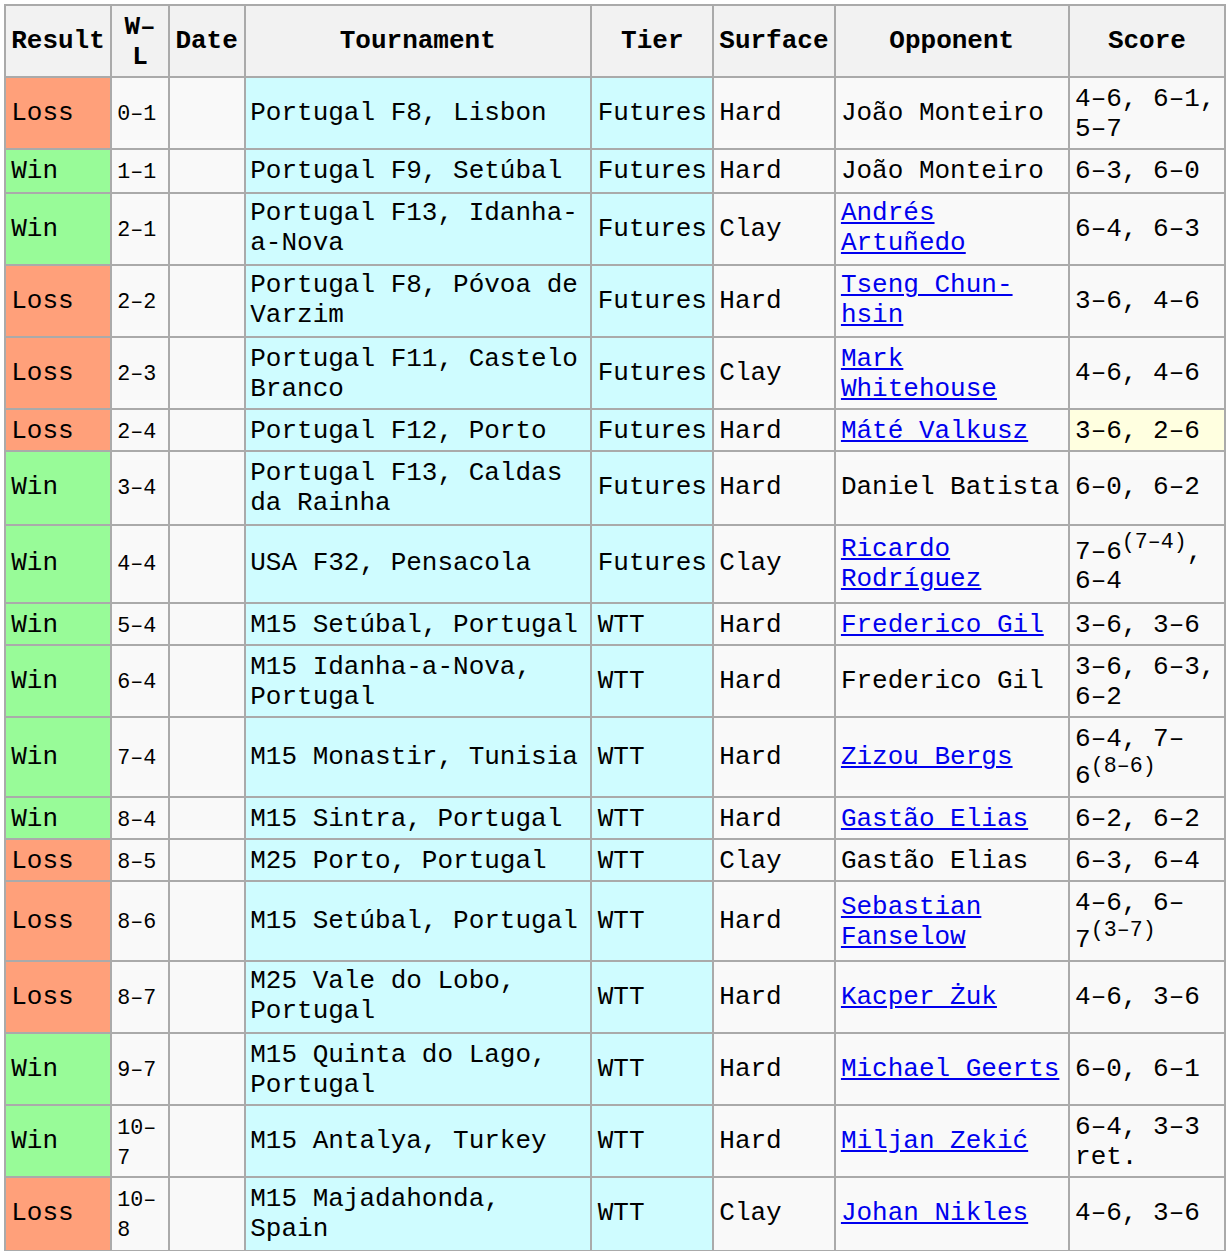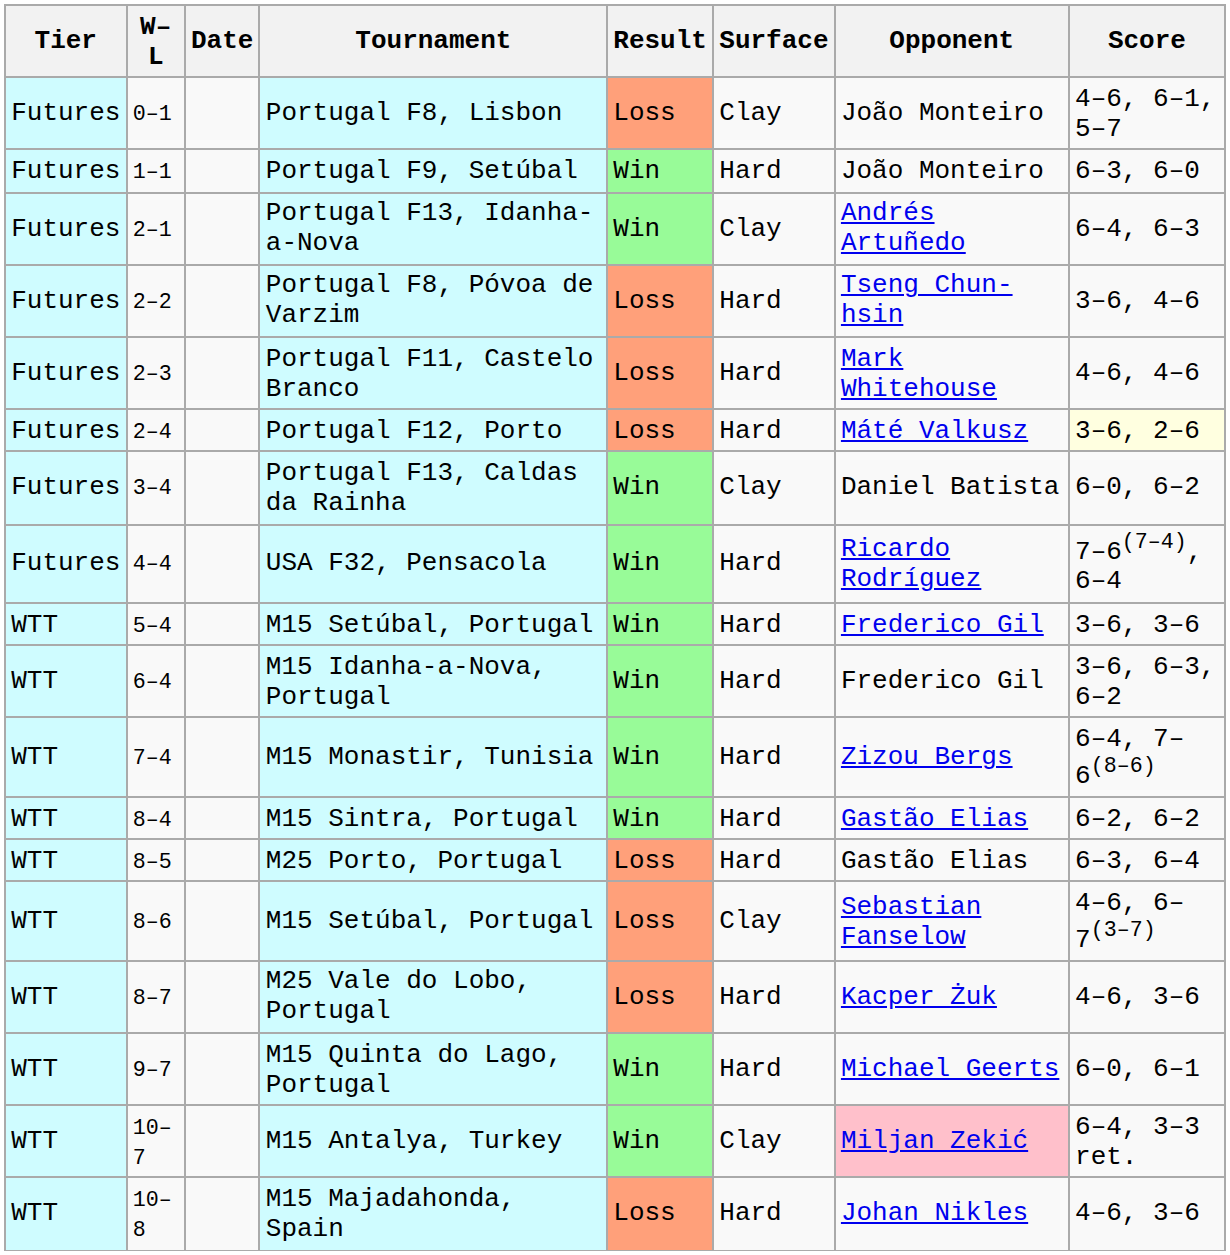columns swapped: (58, 41) <-> (652, 41)
(751, 114) Hard -> (751, 114) Clay
(751, 373) Clay -> (751, 373) Hard
(751, 488) Hard -> (751, 488) Clay
(751, 564) Clay -> (751, 564) Hard
(751, 860) Clay -> (751, 860) Hard
(751, 921) Hard -> (751, 921) Clay
(751, 1142) Hard -> (751, 1142) Clay
(935, 1142) no background -> (935, 1142) pink background
(751, 1214) Clay -> (751, 1214) Hard
